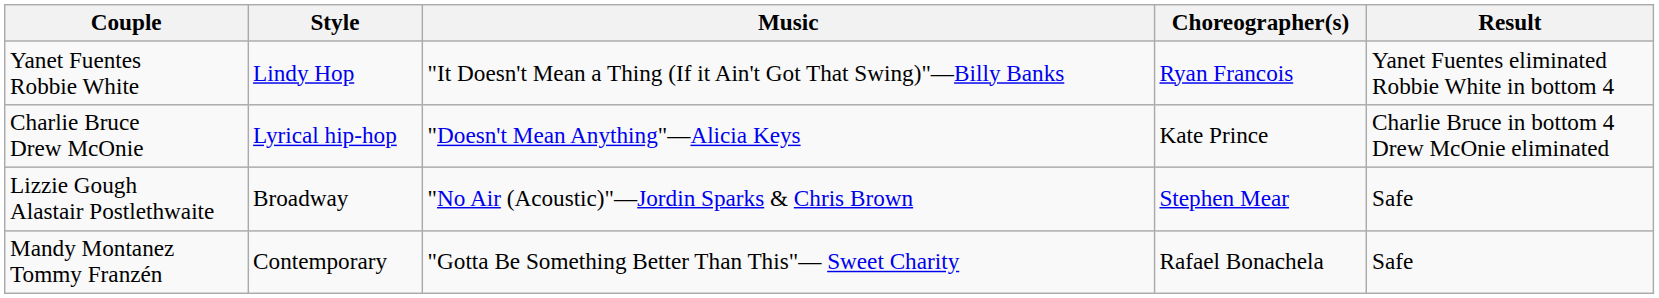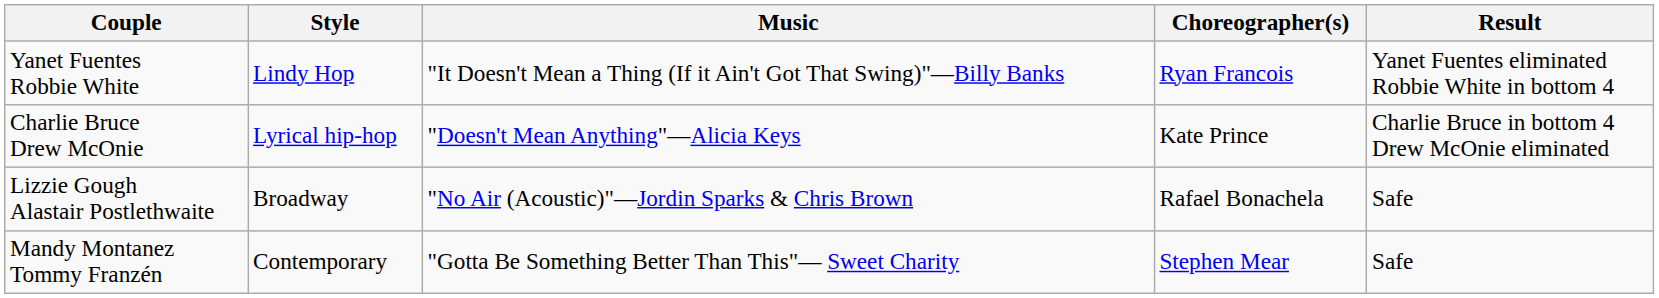(1224, 198) Stephen Mear -> (1242, 198) Rafael Bonachela
(1242, 261) Rafael Bonachela -> (1224, 261) Stephen Mear
